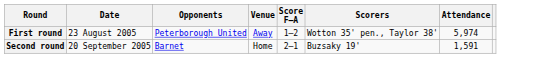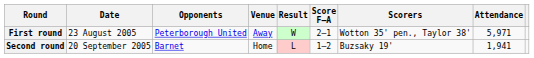+ column: (293, 16)
(291, 33) 1–2 -> (324, 33) 2–1
(466, 33) 5,974 -> (499, 33) 5,971
(291, 46) 2–1 -> (324, 46) 1–2
(466, 46) 1,591 -> (499, 46) 1,941
